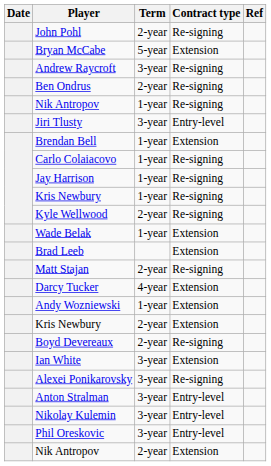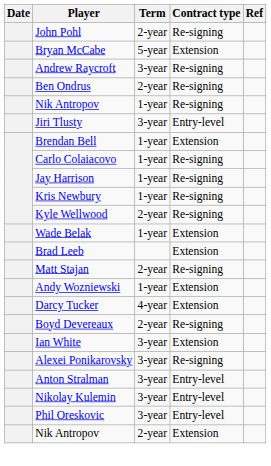rows swapped: (78, 305) <-> (67, 287)
- row: (68, 324)
